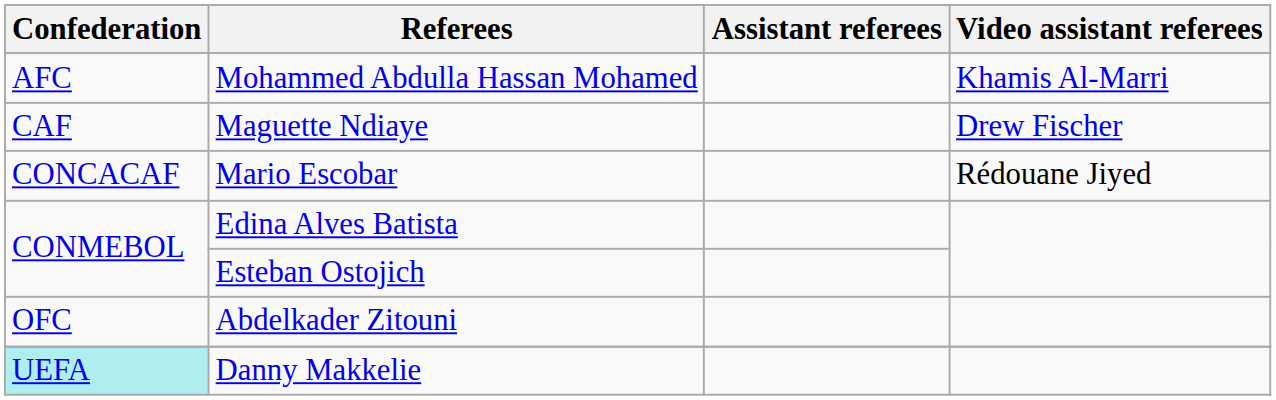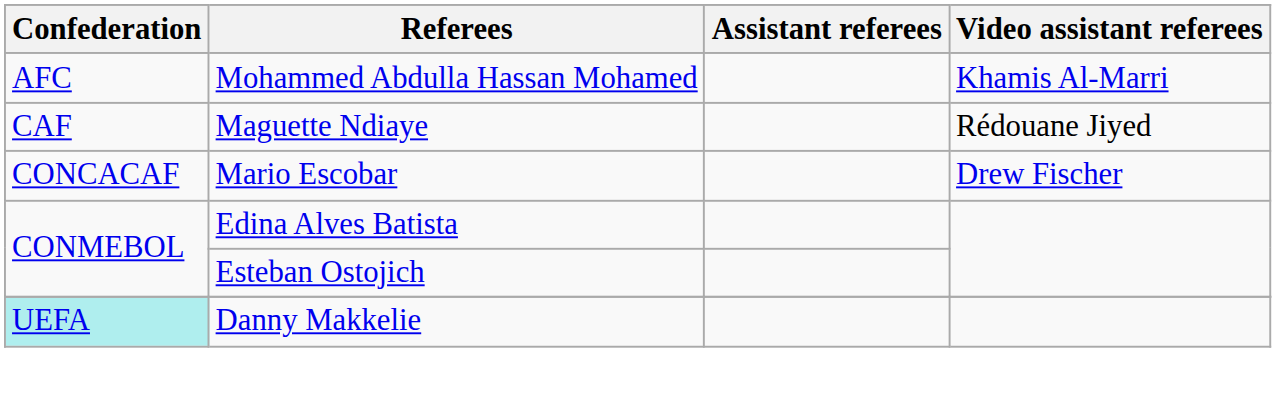(1039, 126) Drew Fischer -> (1054, 126) Rédouane Jiyed
(1054, 175) Rédouane Jiyed -> (1039, 175) Drew Fischer
- row: (336, 321)
